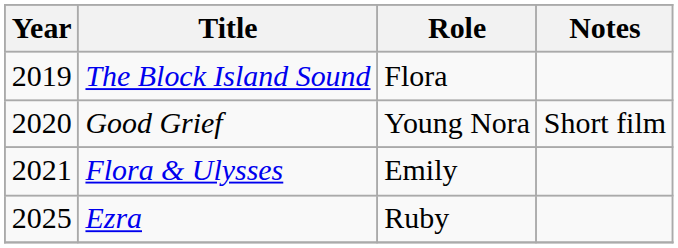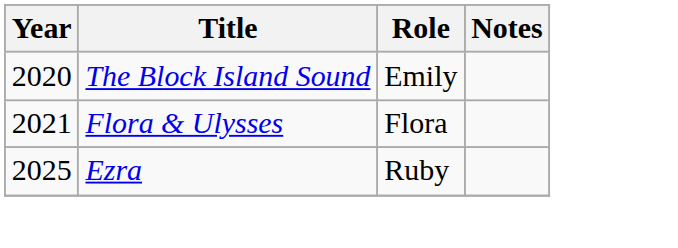(42, 75) 2019 -> (42, 75) 2020
(416, 75) Flora -> (421, 75) Emily
- row: (154, 123)
(421, 170) Emily -> (416, 123) Flora
